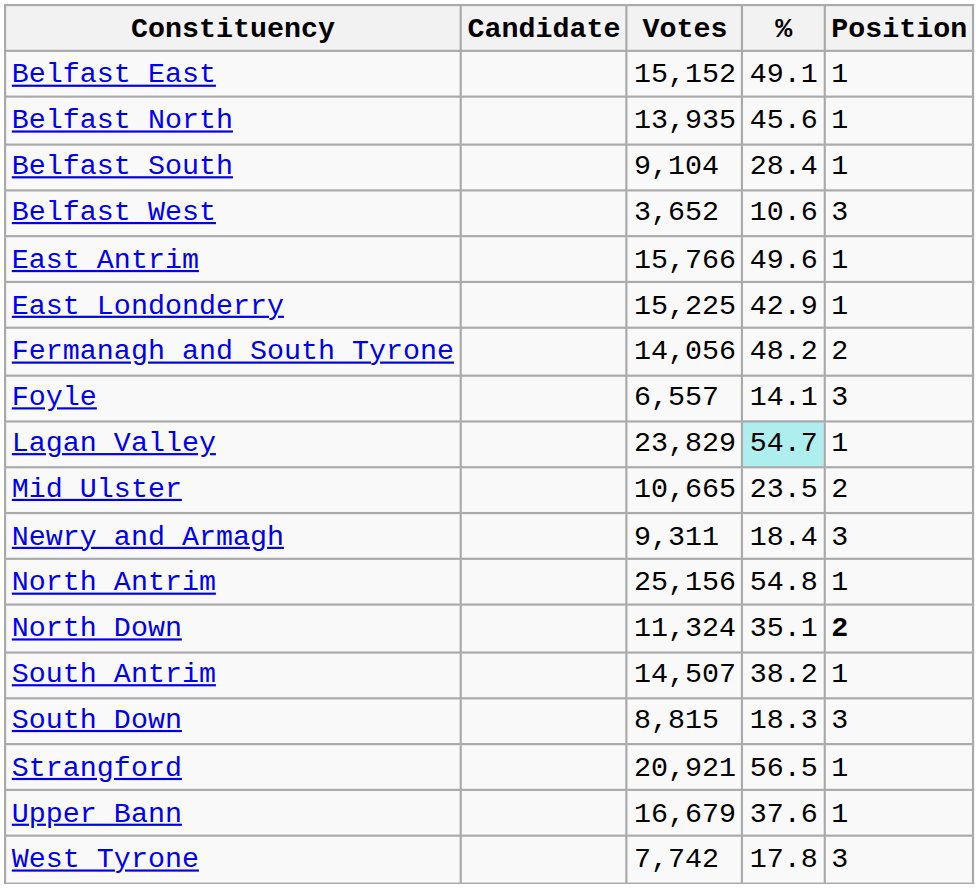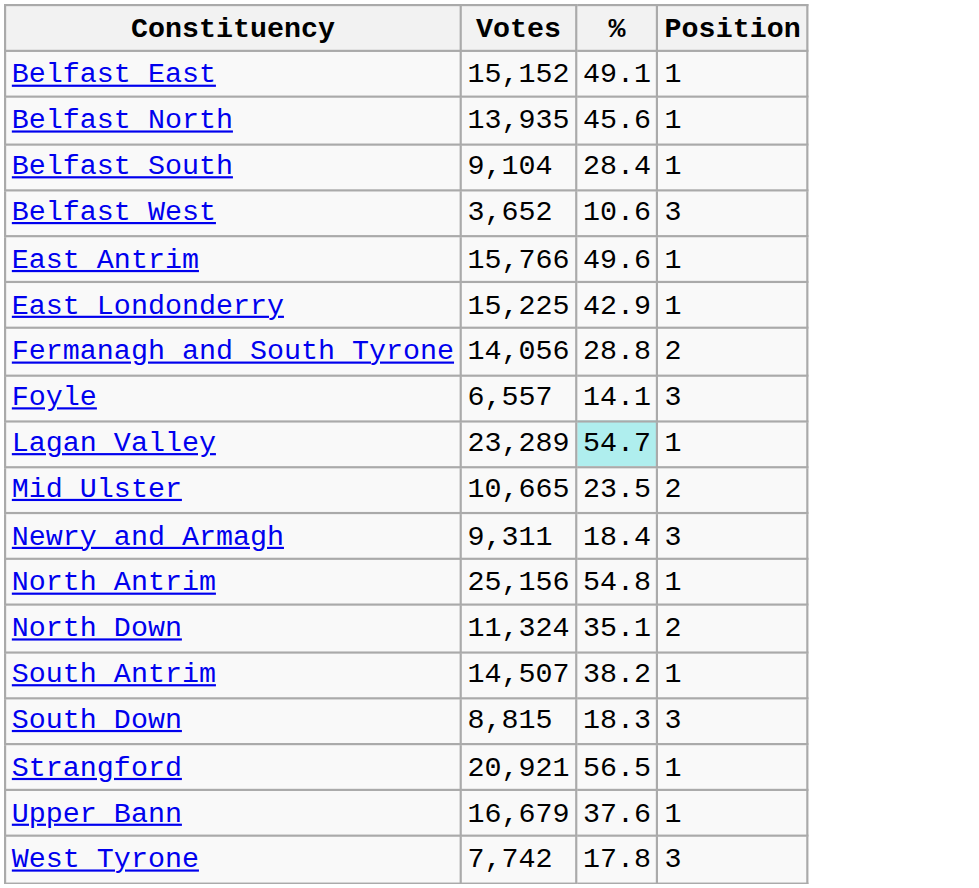- column: (544, 28)
(784, 352) 48.2 -> (617, 352) 28.8
(685, 444) 23,829 -> (519, 444) 23,289
(840, 629) bold -> (673, 629) normal
